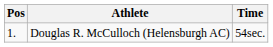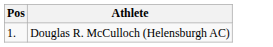- column: (250, 13)
